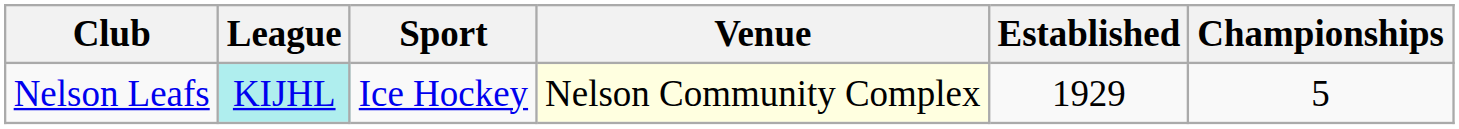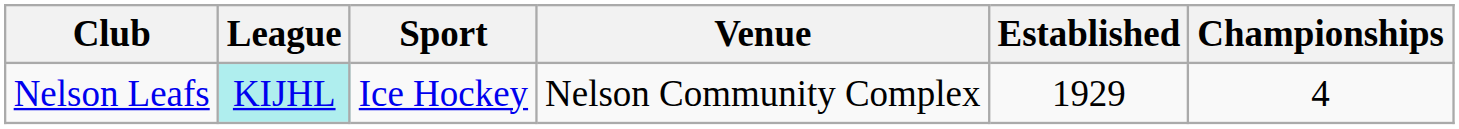(763, 92) lightyellow background -> (763, 92) no background
(1321, 92) 5 -> (1321, 92) 4
